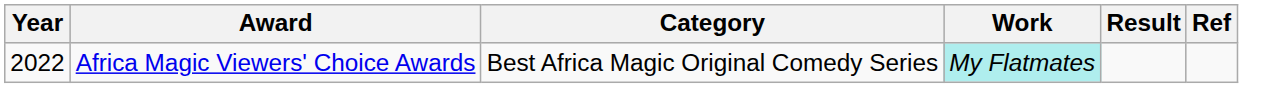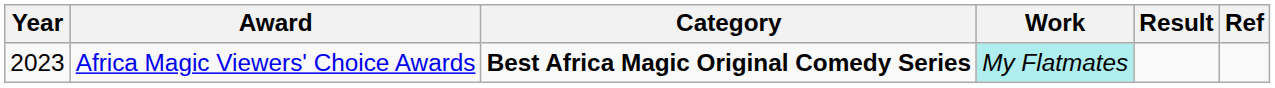(37, 62) 2022 -> (37, 62) 2023
(712, 62) normal -> (729, 62) bold
